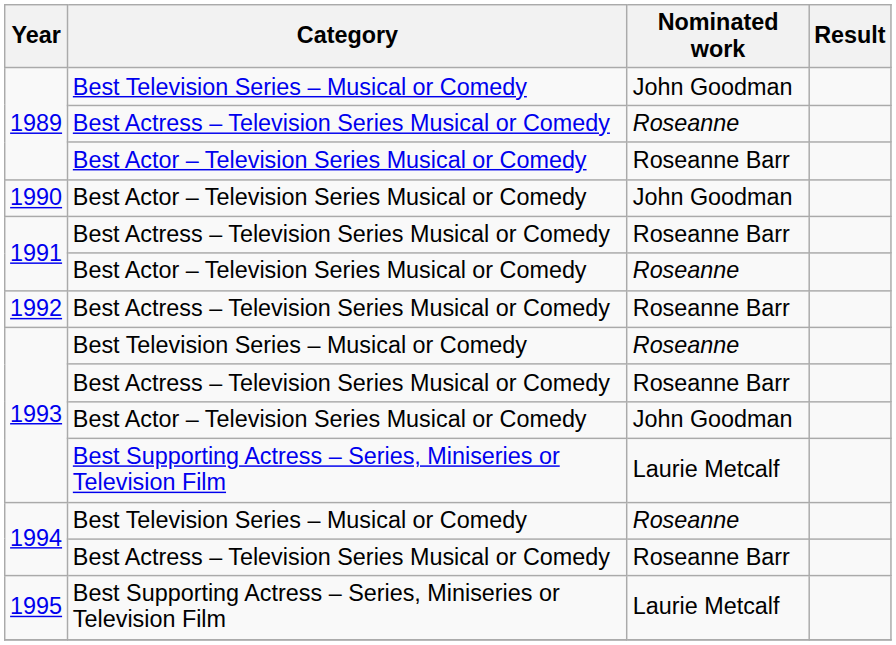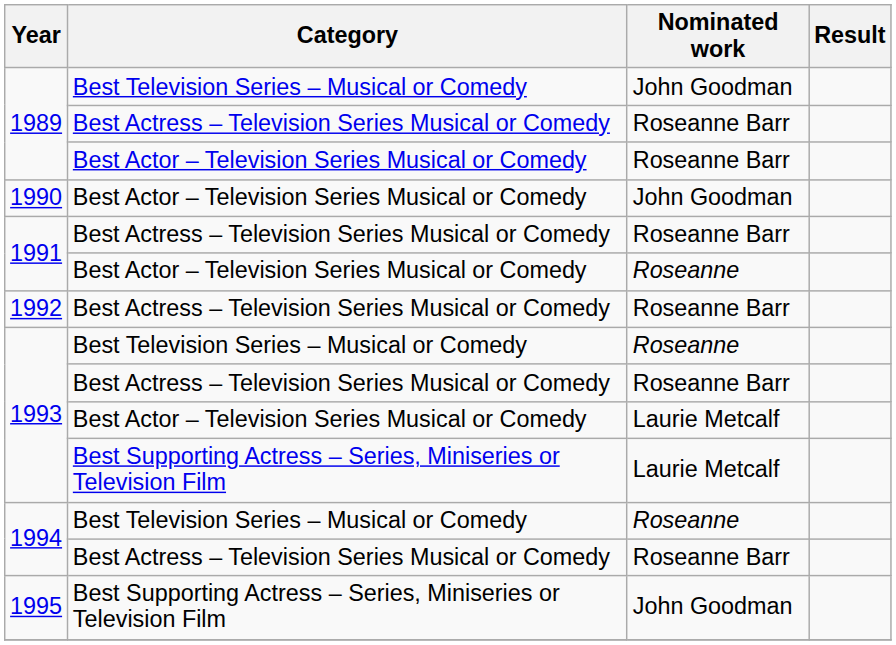(686, 123) Roseanne -> (711, 123) Roseanne Barr
(713, 419) John Goodman -> (706, 419) Laurie Metcalf
(706, 607) Laurie Metcalf -> (713, 607) John Goodman
